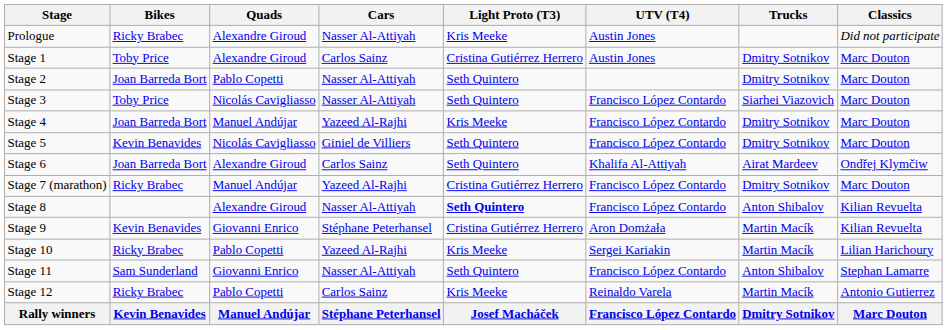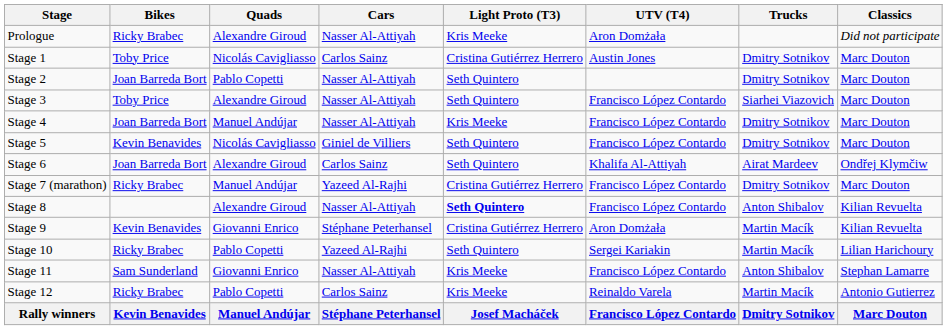(622, 36) Austin Jones -> (627, 36) Aron Domżała
(260, 57) Alexandre Giroud -> (264, 57) Nicolás Cavigliasso
(264, 100) Nicolás Cavigliasso -> (260, 100) Alexandre Giroud
(364, 121) Yazeed Al-Rajhi -> (369, 121) Nasser Al-Attiyah
(477, 249) Kris Meeke -> (483, 249) Seth Quintero
(483, 270) Seth Quintero -> (477, 270) Kris Meeke
